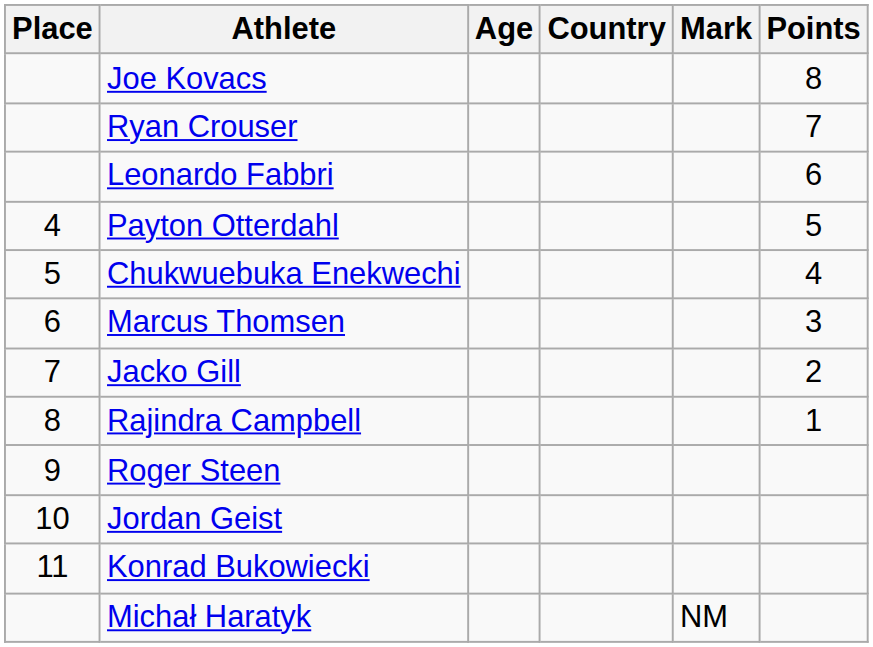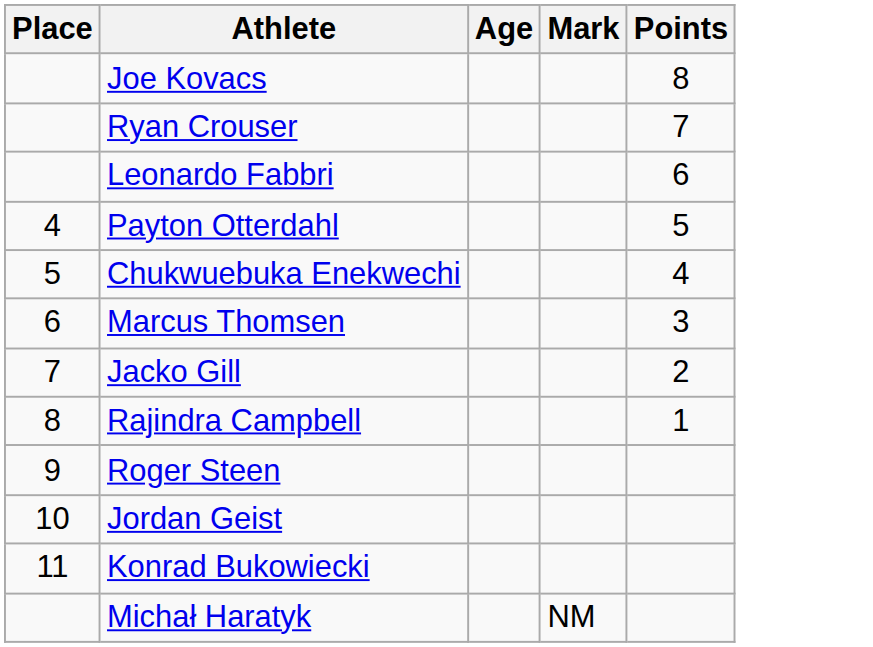- column: (607, 28)
